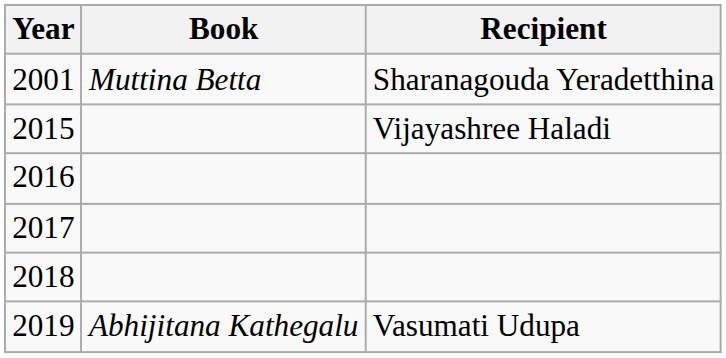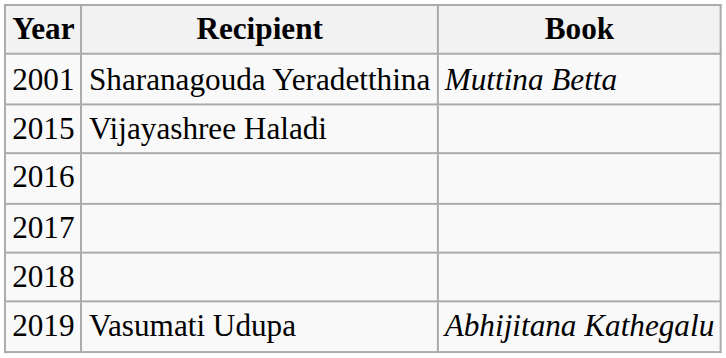columns swapped: (544, 29) <-> (224, 29)
